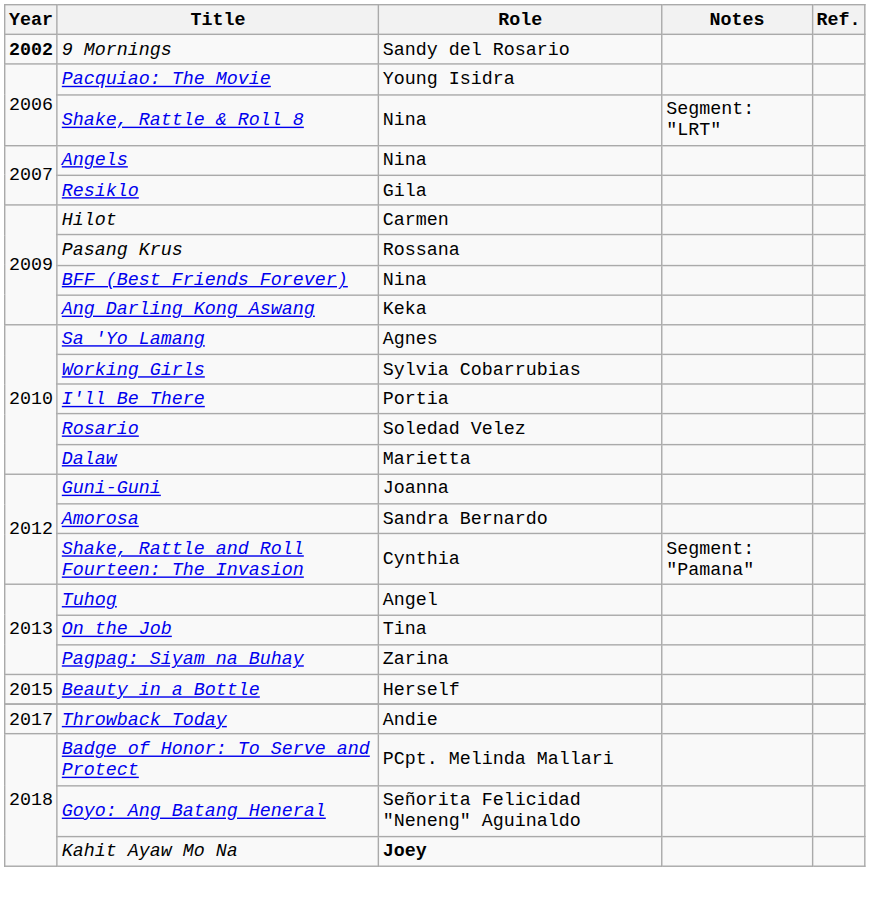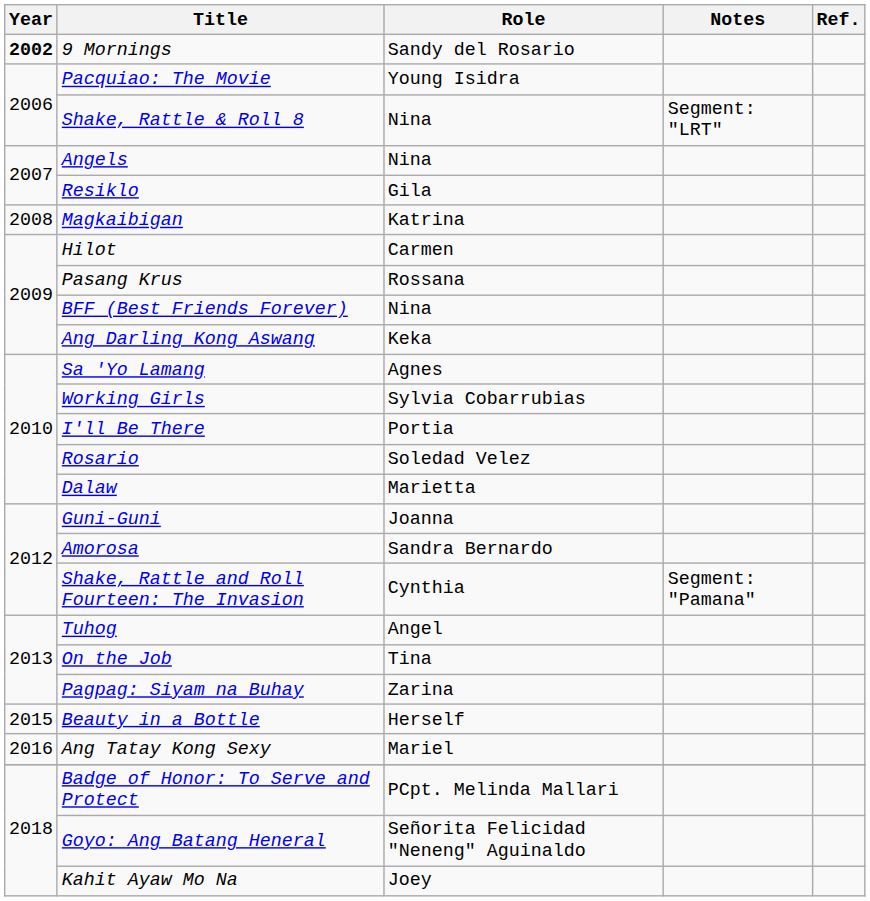+ row: (122, 220)
+ row: (166, 749)
- row: (144, 719)
(405, 851) bold -> (410, 881) normal
